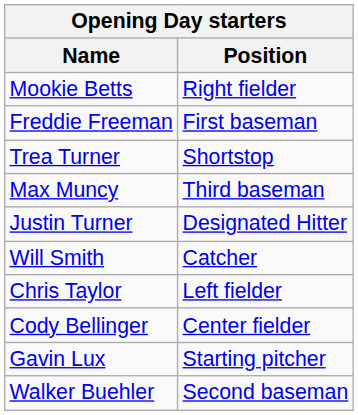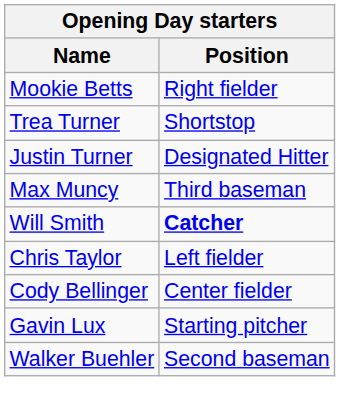- row: (91, 122)
rows swapped: (71, 223) <-> (64, 190)
(220, 257) normal -> (204, 223) bold
